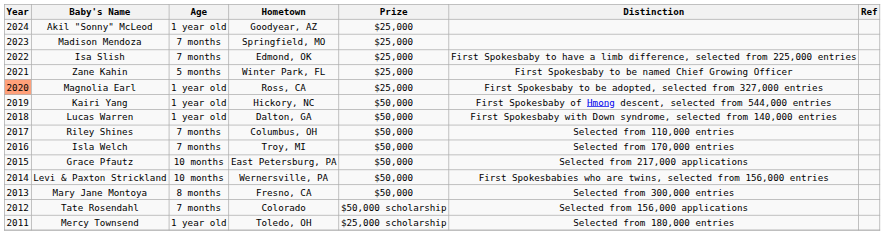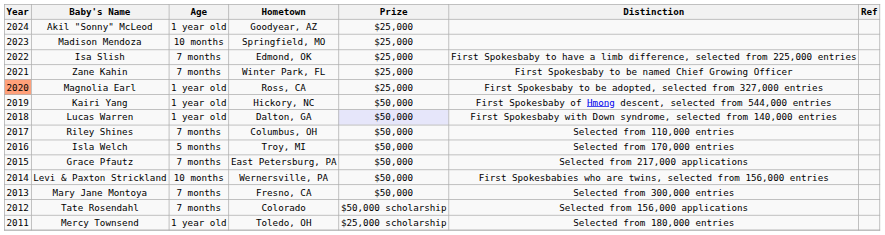(199, 42) 7 months -> (199, 42) 10 months
(199, 72) 5 months -> (199, 72) 7 months
(394, 117) no background -> (394, 117) lavender background
(199, 147) 7 months -> (199, 147) 5 months
(199, 162) 10 months -> (199, 162) 7 months
(199, 192) 8 months -> (199, 192) 7 months
